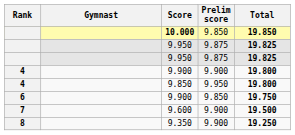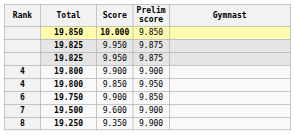columns swapped: (101, 16) <-> (262, 16)
